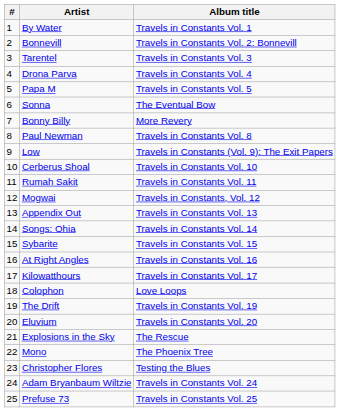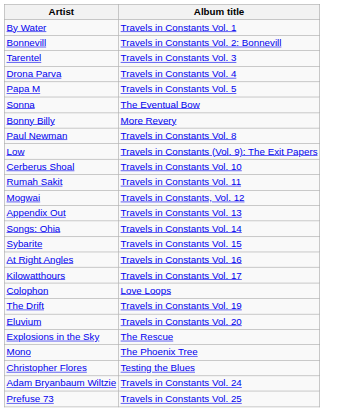- column: (12, 12)
